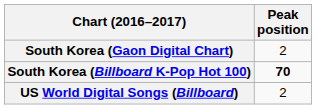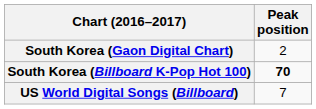(283, 93) 2 -> (283, 93) 7
